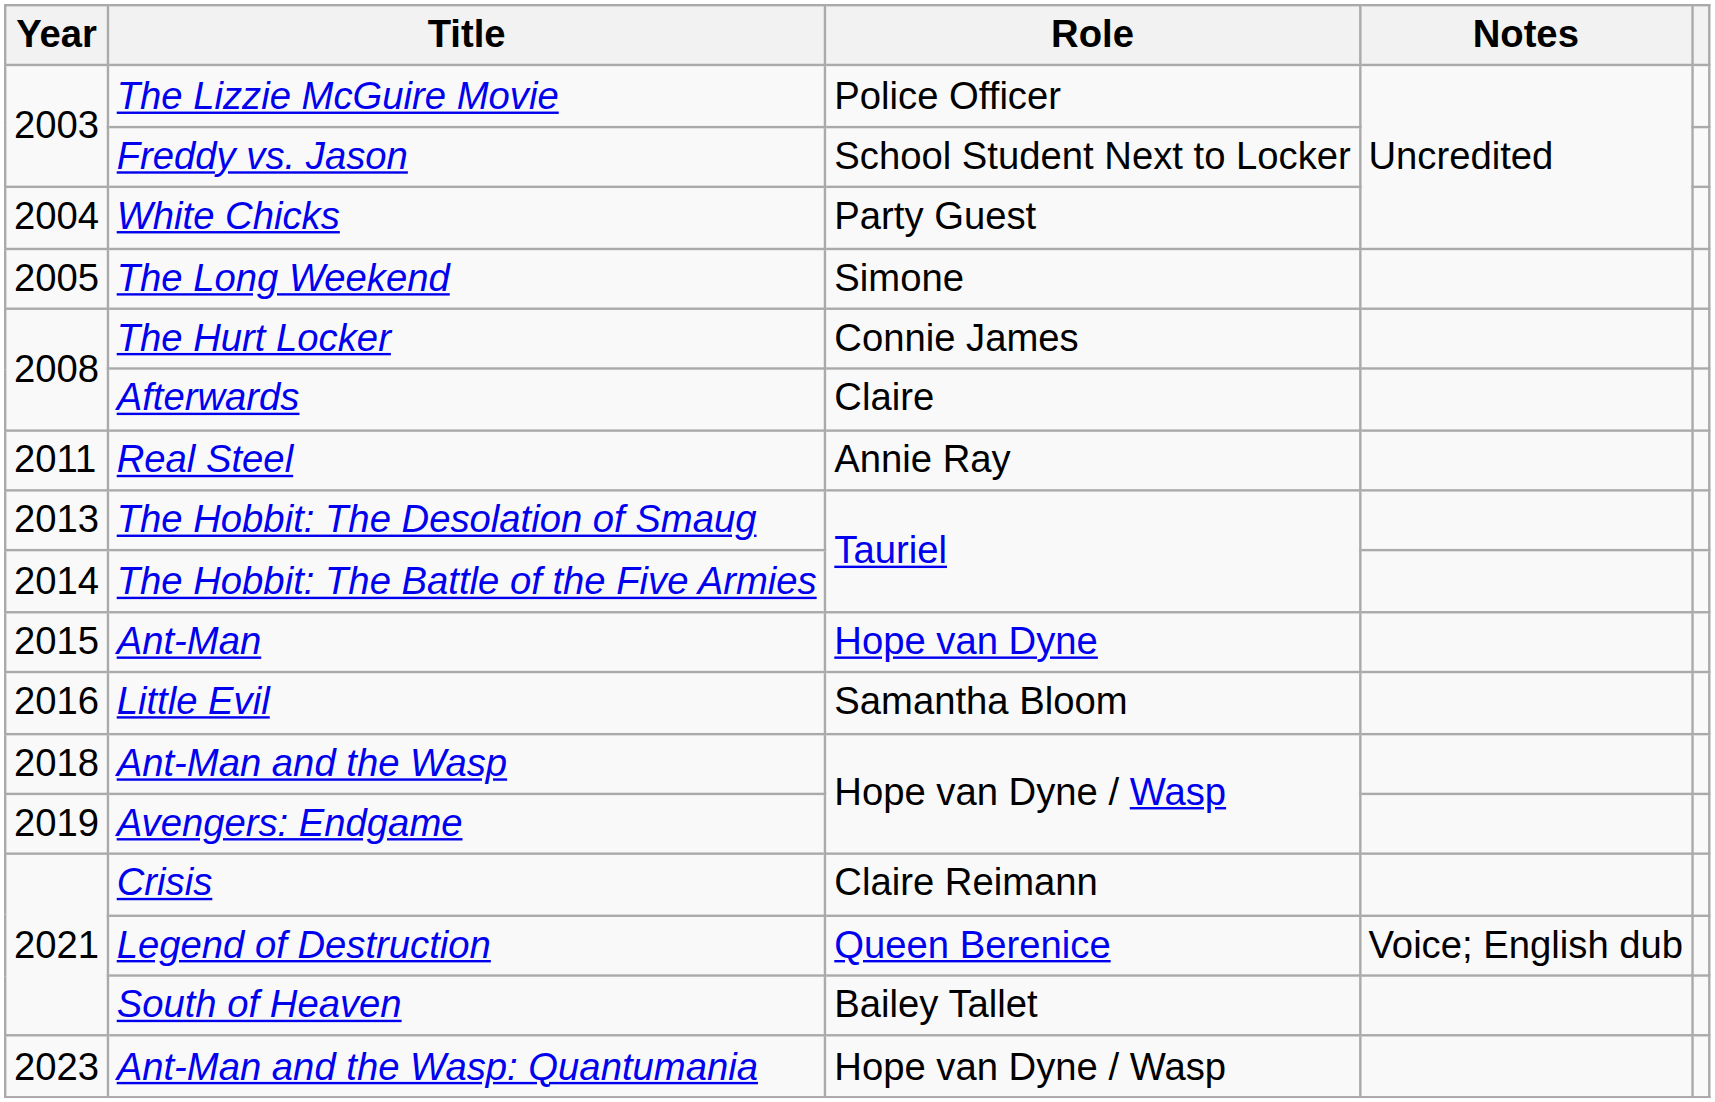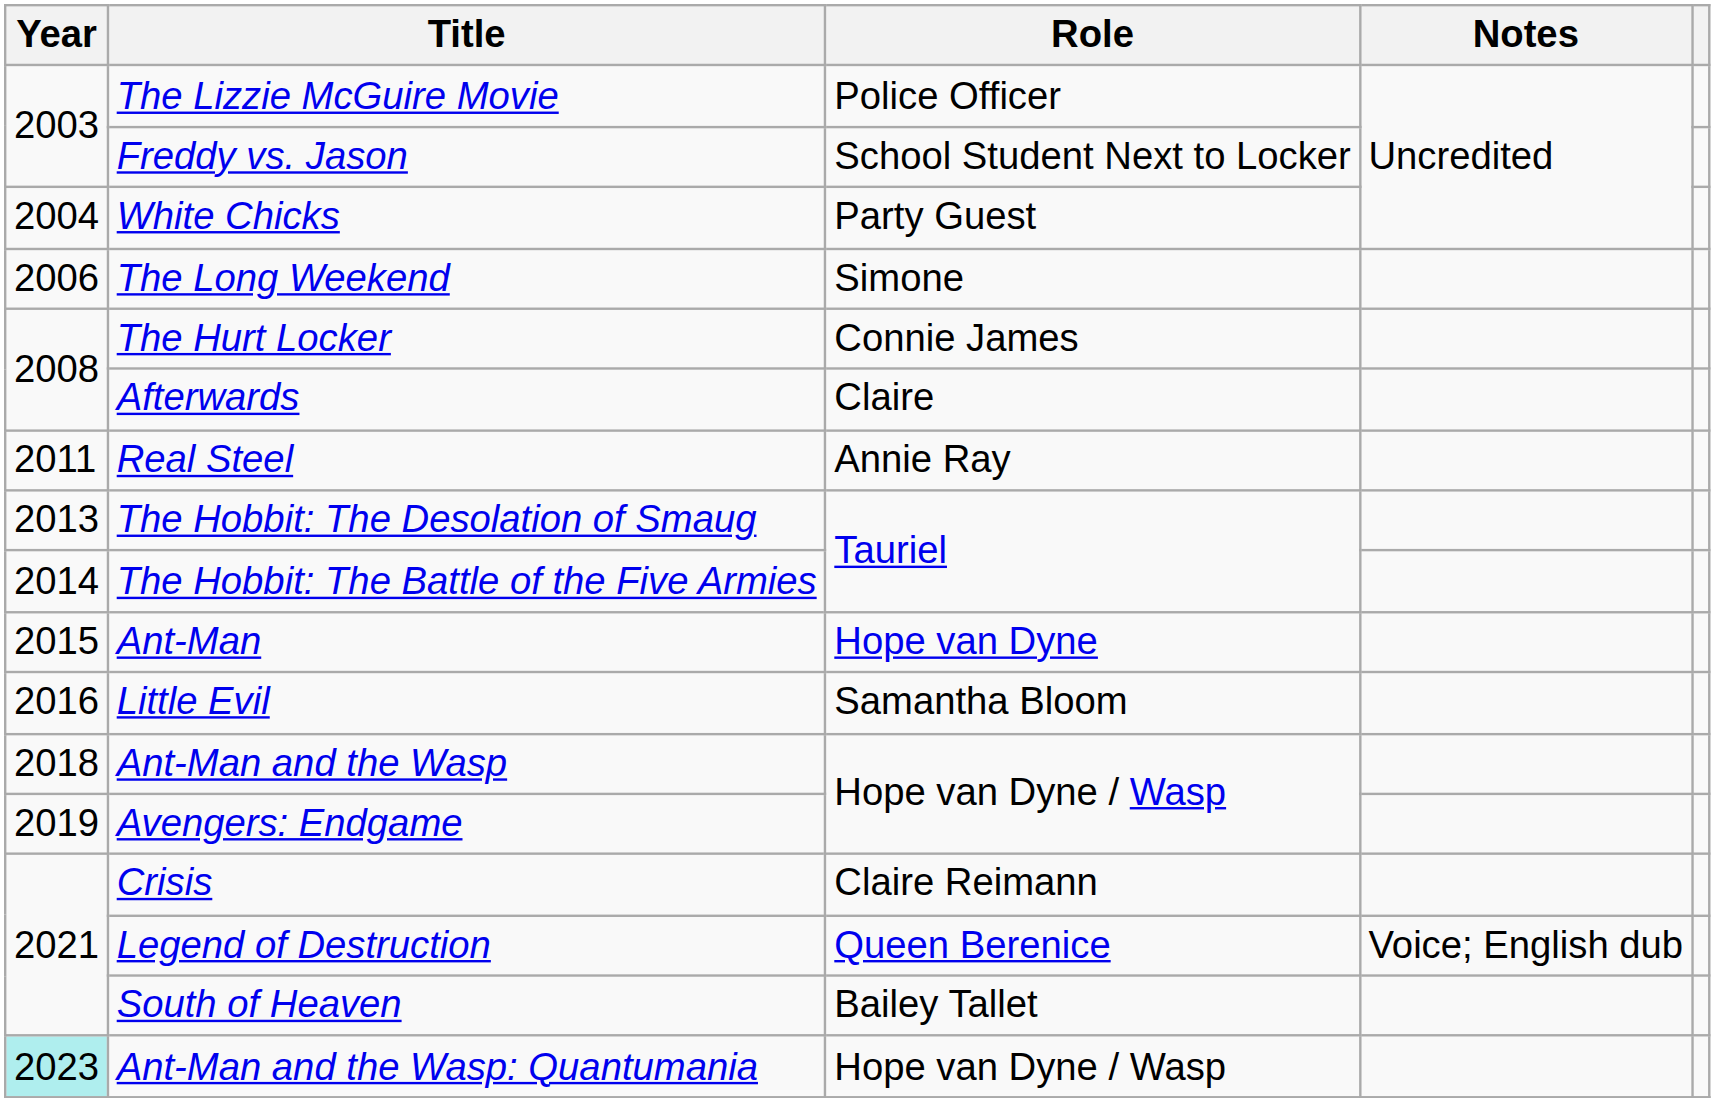(57, 277) 2005 -> (57, 277) 2006
(57, 1065) no background -> (57, 1065) paleturquoise background
